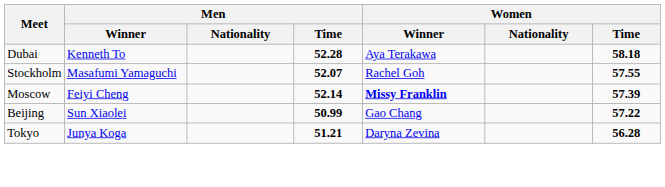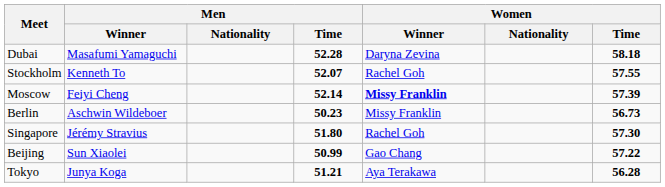(96, 53) Kenneth To -> (122, 53) Masafumi Yamaguchi
(401, 53) Aya Terakawa -> (402, 53) Daryna Zevina
(122, 73) Masafumi Yamaguchi -> (96, 73) Kenneth To
+ row: (23, 113)
+ row: (33, 133)
(402, 133) Daryna Zevina -> (401, 172) Aya Terakawa
